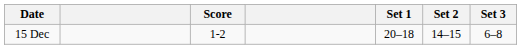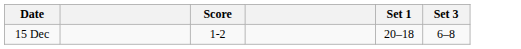- column: (446, 14)
